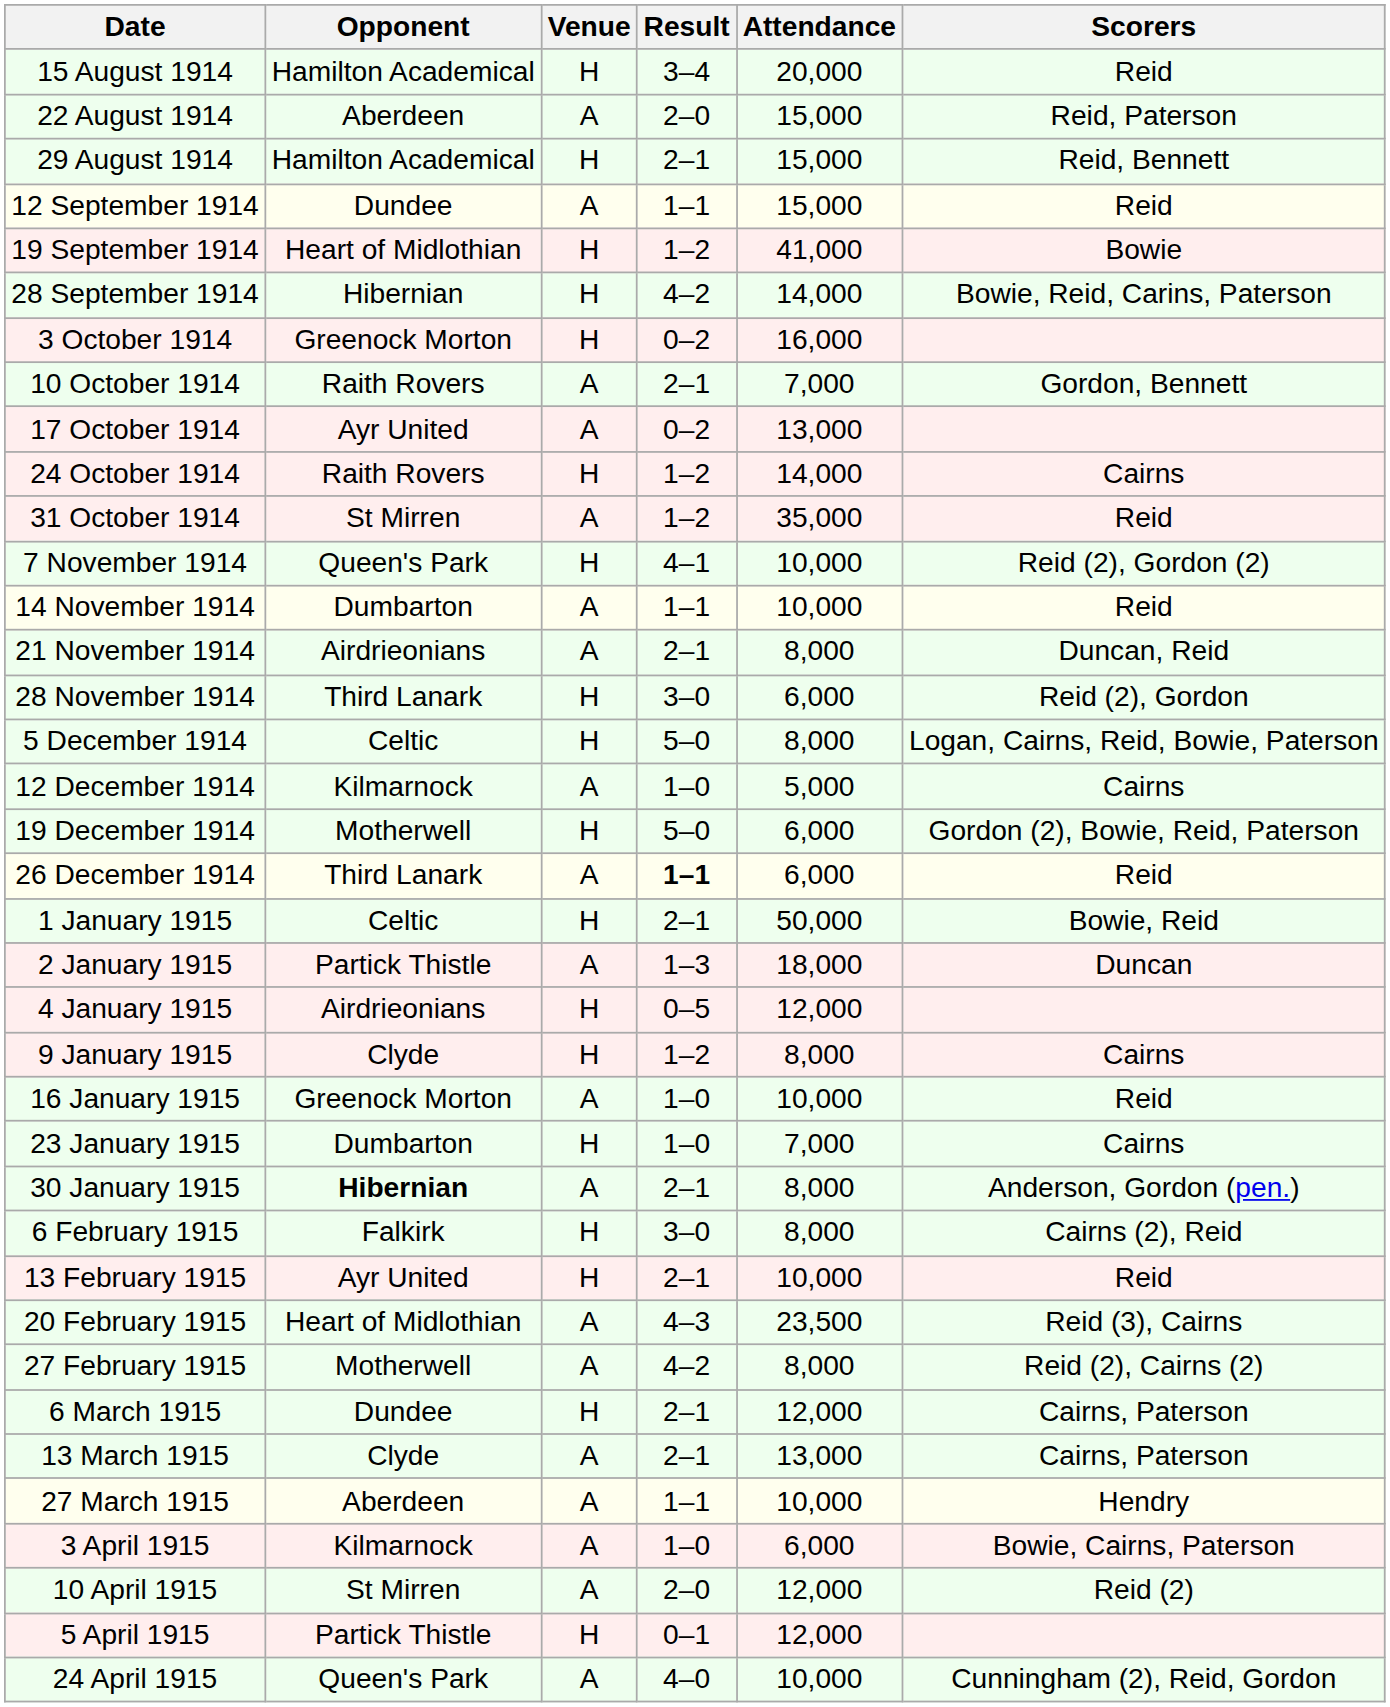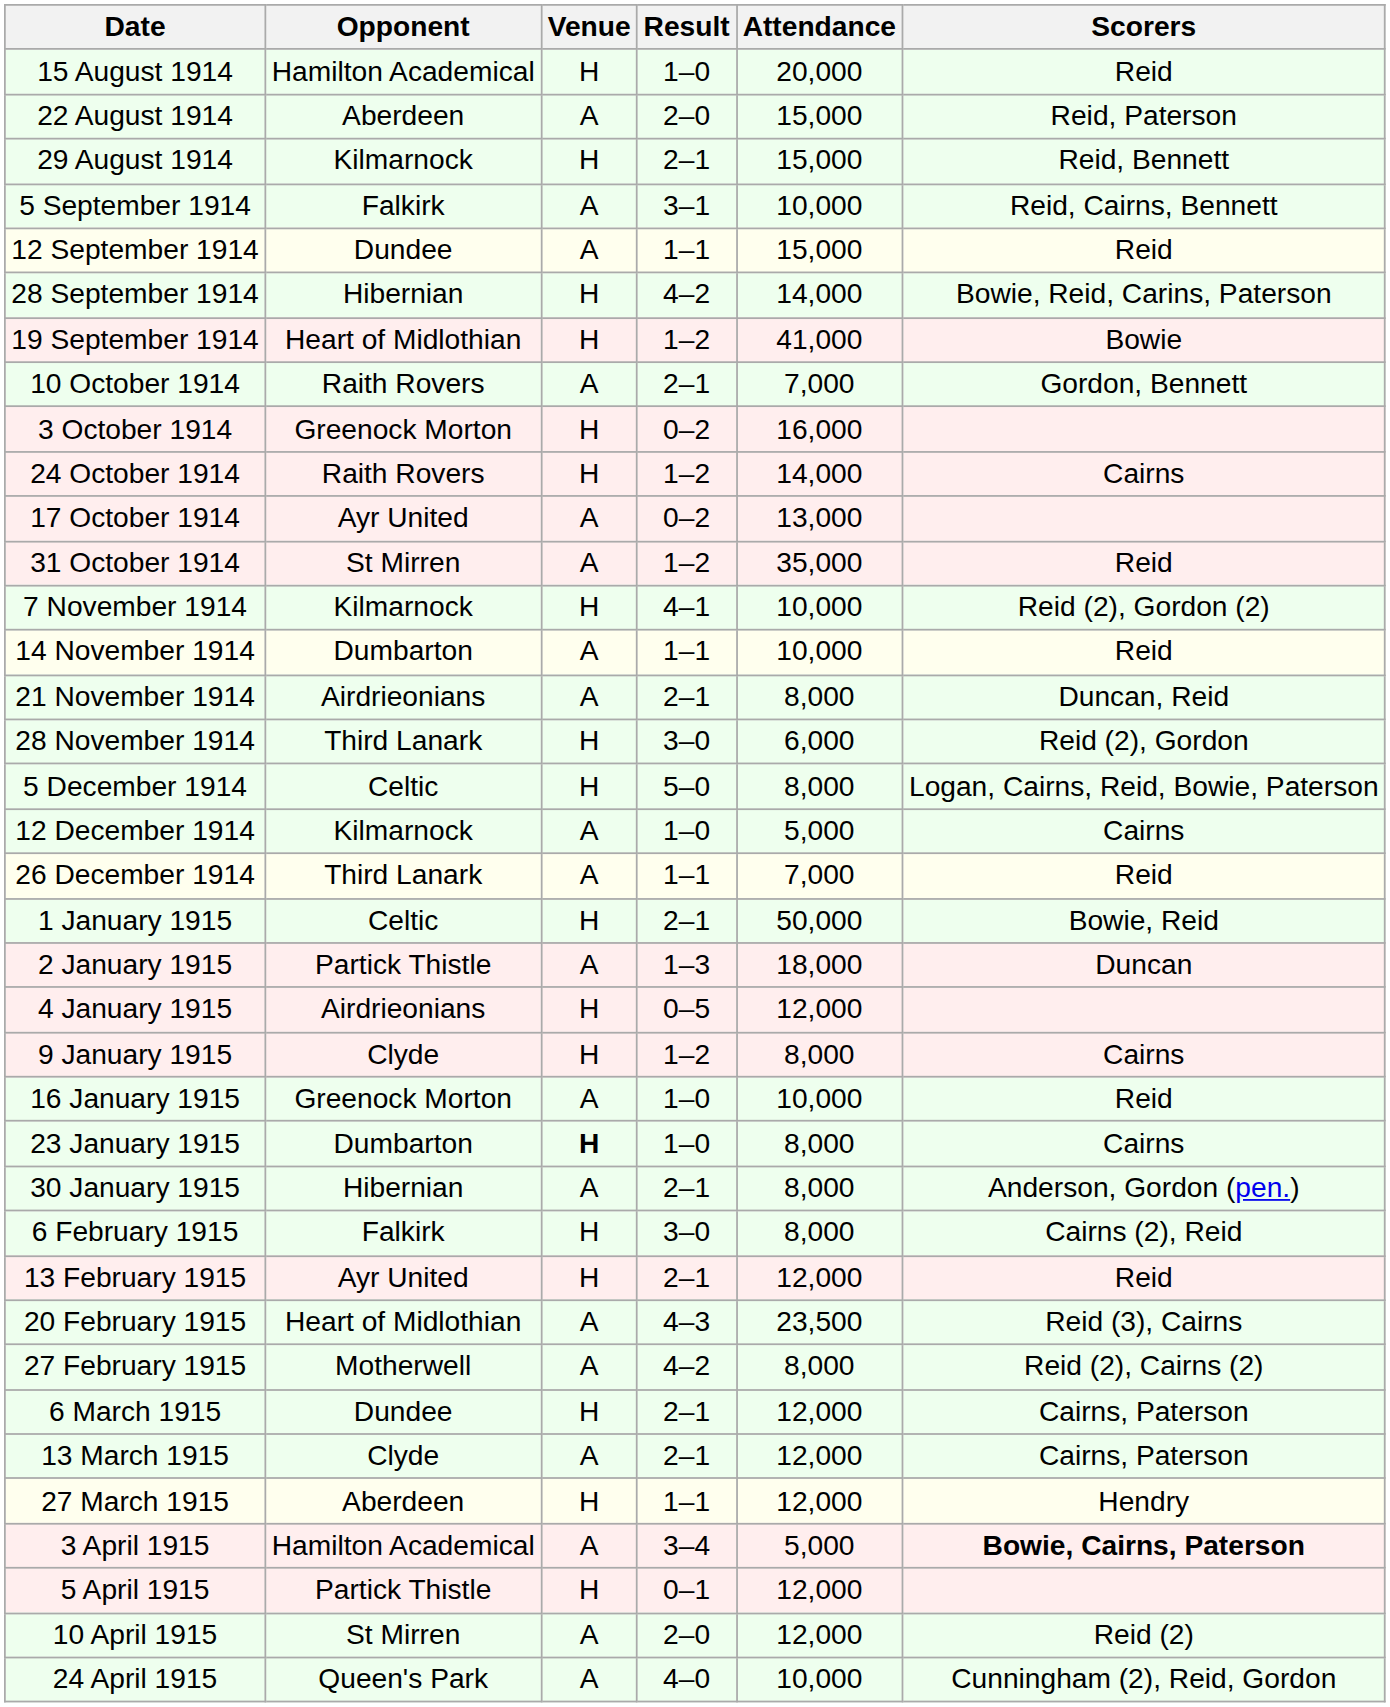(687, 71) 3–4 -> (687, 71) 1–0
(403, 160) Hamilton Academical -> (403, 160) Kilmarnock
+ row: (135, 205)
rows swapped: (135, 250) <-> (135, 294)
rows swapped: (135, 339) <-> (135, 384)
rows swapped: (135, 428) <-> (135, 473)
(403, 562) Queen's Park -> (403, 607) Kilmarnock
- row: (135, 830)
(687, 875) bold -> (687, 875) normal
(819, 875) 6,000 -> (819, 875) 7,000
(589, 1143) normal -> (589, 1143) bold
(819, 1143) 7,000 -> (819, 1143) 8,000
(403, 1187) bold -> (403, 1187) normal
(819, 1277) 10,000 -> (819, 1277) 12,000
(819, 1455) 13,000 -> (819, 1455) 12,000
(589, 1500) A -> (589, 1500) H
(819, 1500) 10,000 -> (819, 1500) 12,000
(403, 1545) Kilmarnock -> (403, 1545) Hamilton Academical
(687, 1545) 1–0 -> (687, 1545) 3–4
(819, 1545) 6,000 -> (819, 1545) 5,000
(1144, 1545) normal -> (1144, 1545) bold
rows swapped: (135, 1634) <-> (135, 1589)
